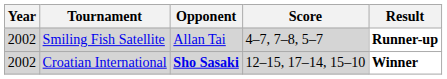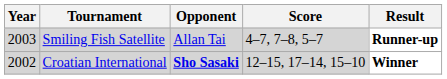(22, 39) 2002 -> (22, 39) 2003
